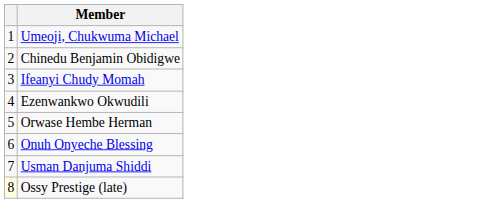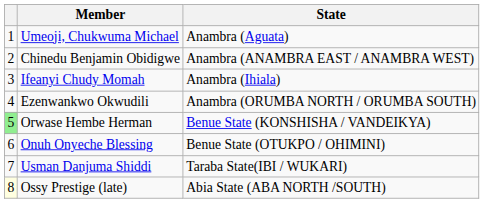+ column: (331, 15)
(11, 123) no background -> (11, 123) lightgreen background
